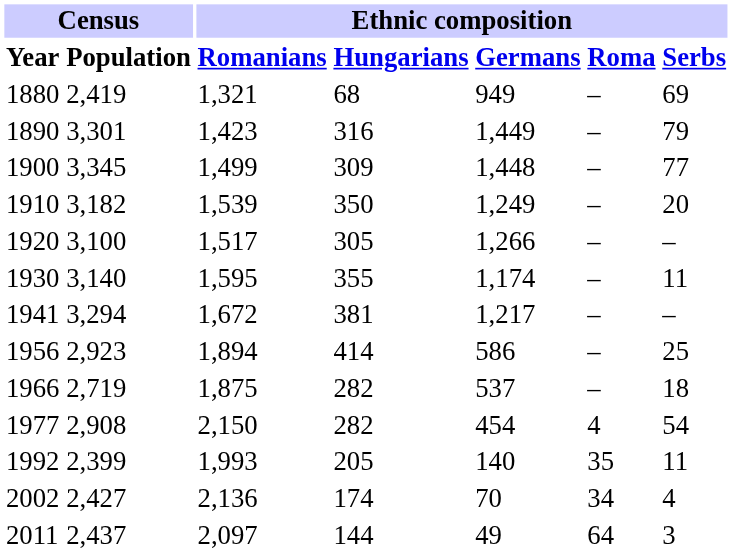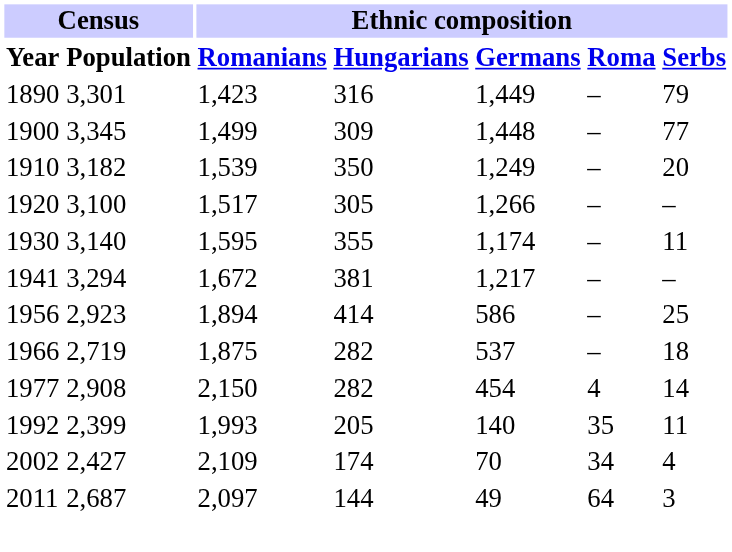- row: (33, 94)
(676, 424) 54 -> (676, 388) 14
(228, 498) 2,136 -> (228, 461) 2,109
(96, 535) 2,437 -> (96, 498) 2,687
